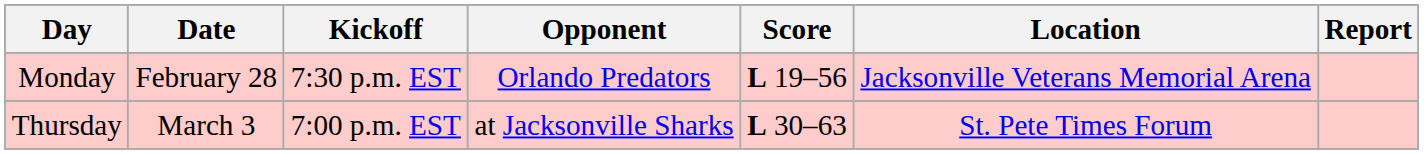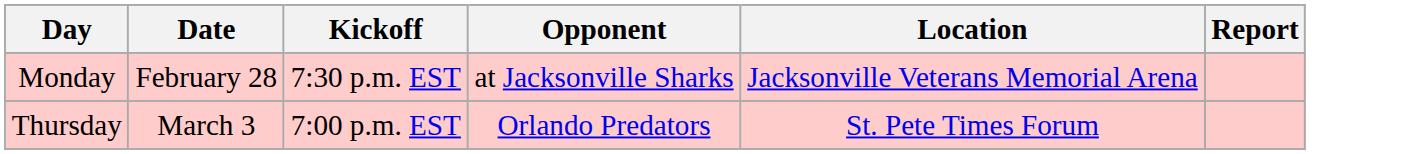- column: (797, 28)
(604, 76) Orlando Predators -> (604, 76) at Jacksonville Sharks
(604, 124) at Jacksonville Sharks -> (604, 124) Orlando Predators
